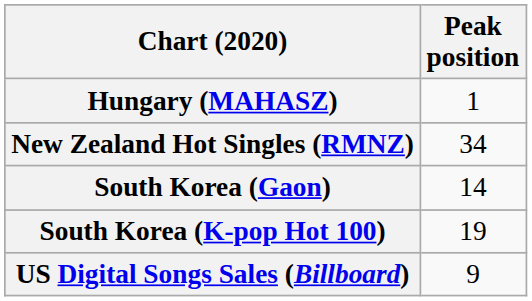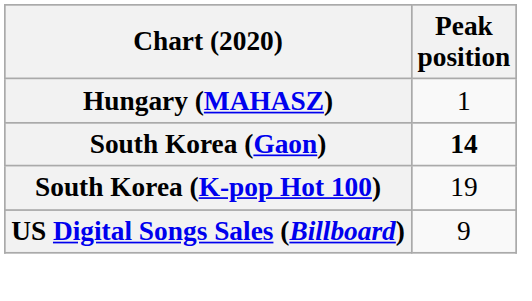- row: (213, 143)
(473, 187) normal -> (464, 143) bold
